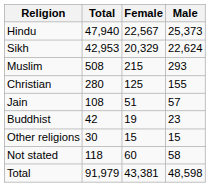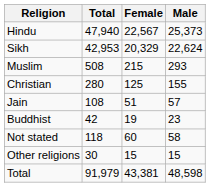rows swapped: (43, 137) <-> (32, 155)
